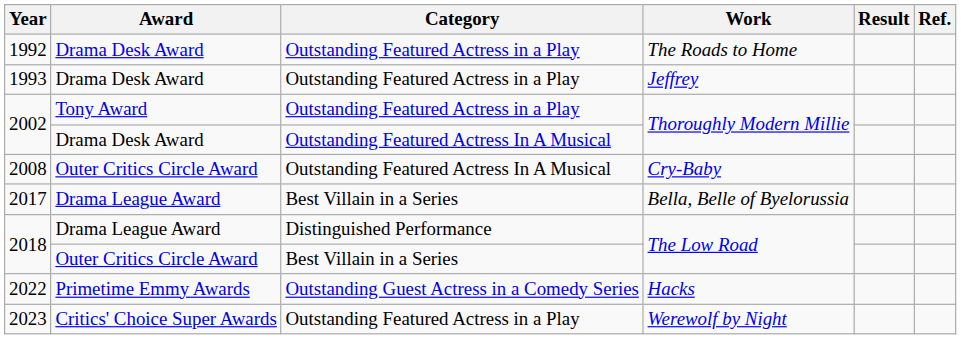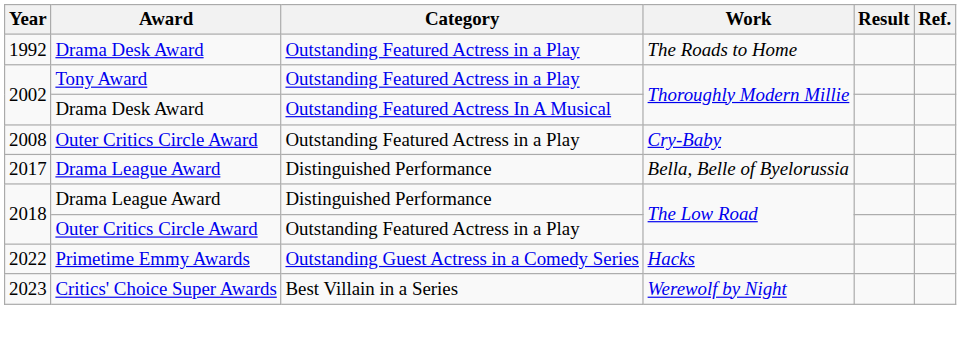- row: (28, 79)
(448, 169) Outstanding Featured Actress In A Musical -> (433, 139) Outstanding Featured Actress in a Play
(372, 199) Best Villain in a Series -> (389, 169) Distinguished Performance
(372, 259) Best Villain in a Series -> (433, 229) Outstanding Featured Actress in a Play
(433, 318) Outstanding Featured Actress in a Play -> (372, 288) Best Villain in a Series
